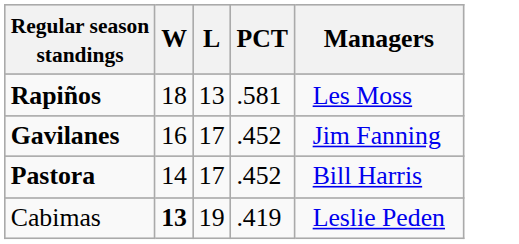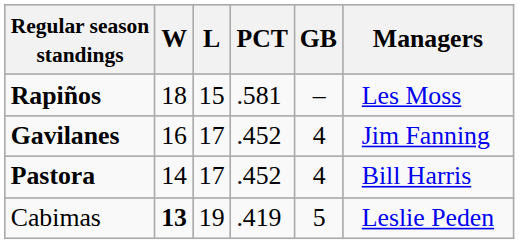+ column: (318, 39)
(212, 94) 13 -> (212, 94) 15
